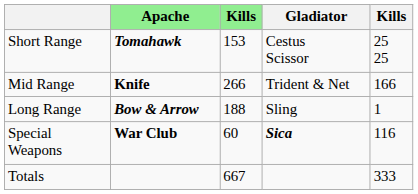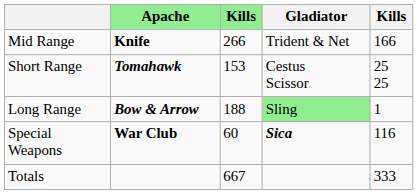rows swapped: (45, 41) <-> (41, 83)
(281, 108) no background -> (281, 108) lightgreen background
